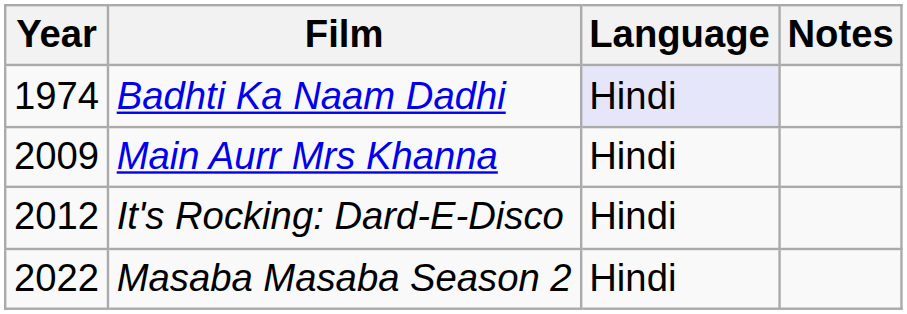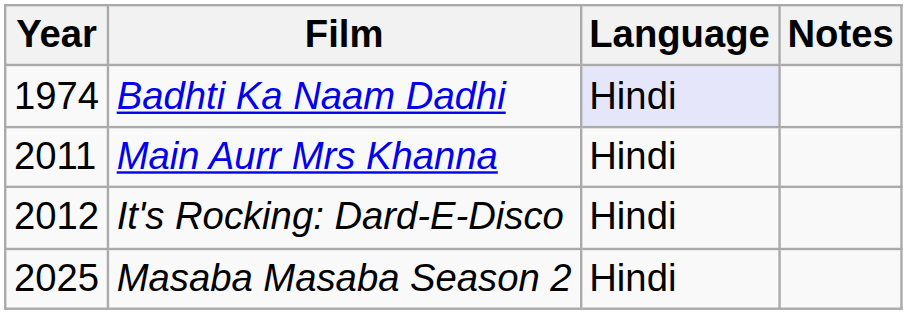(57, 156) 2009 -> (55, 156) 2011
(57, 277) 2022 -> (57, 277) 2025
